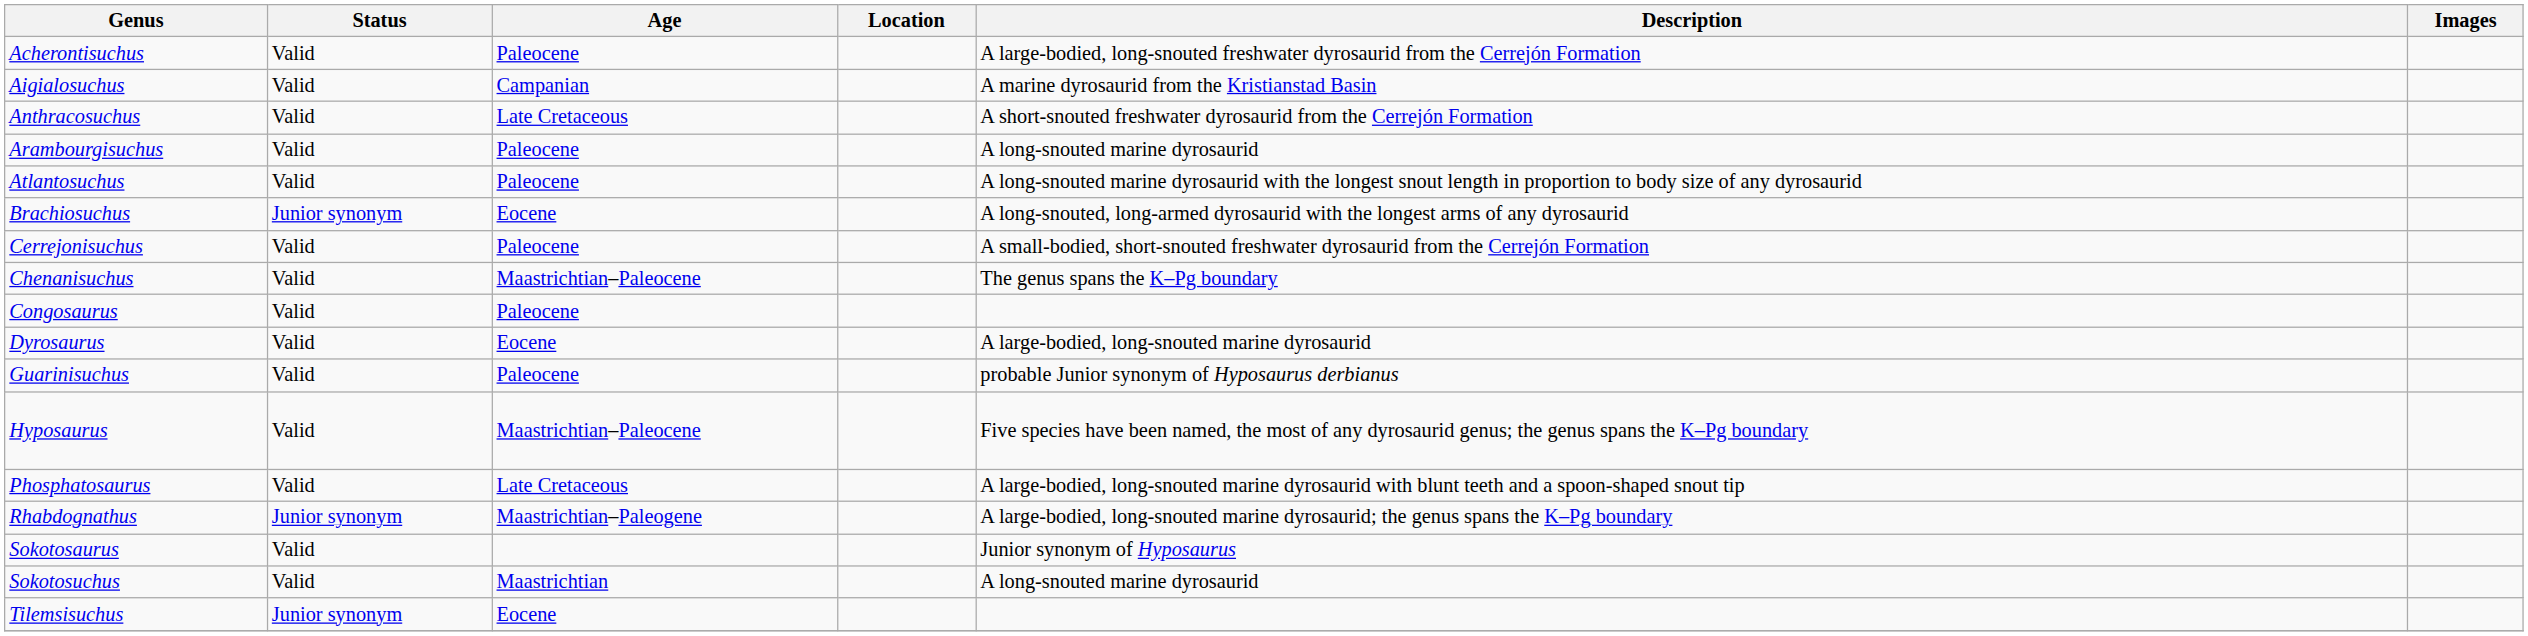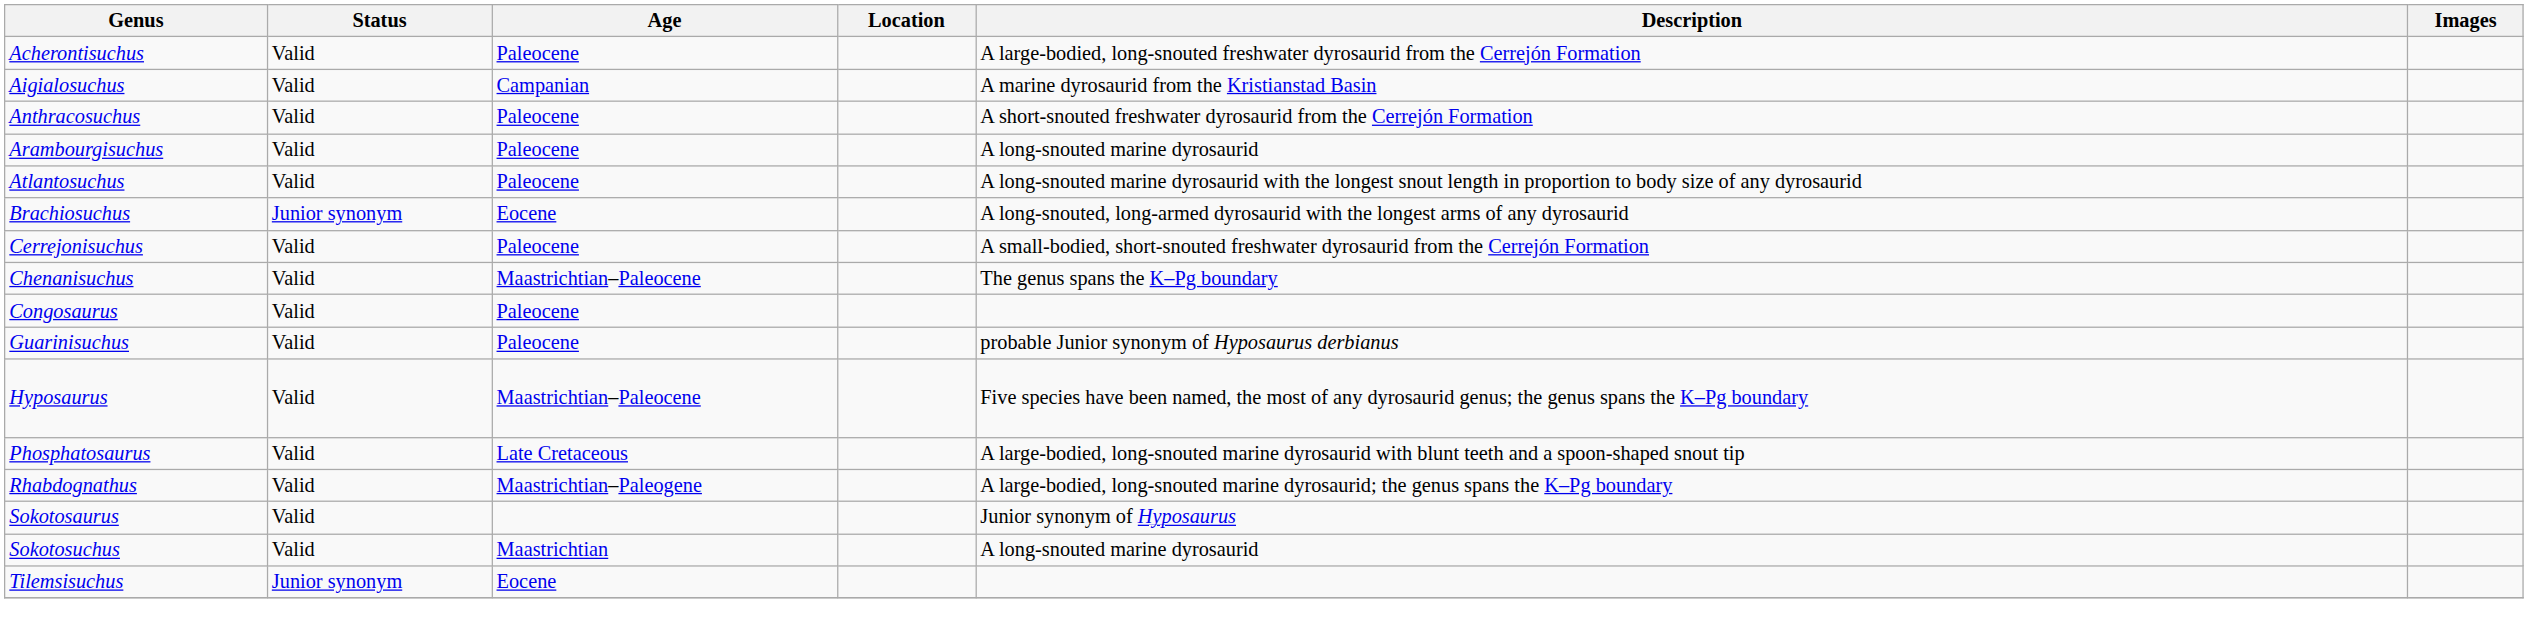(562, 117) Late Cretaceous -> (538, 117) Paleocene
- row: (57, 342)
(337, 517) Junior synonym -> (293, 485) Valid
